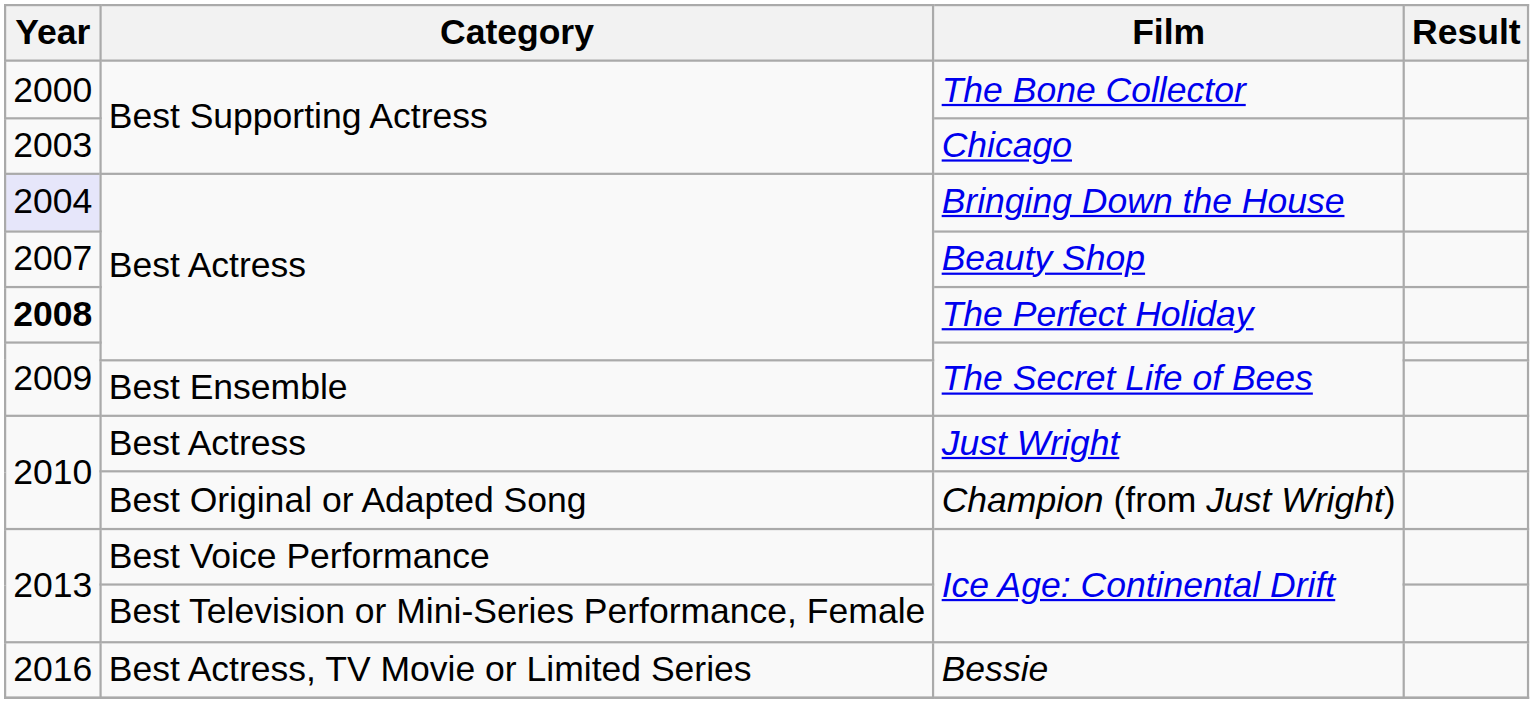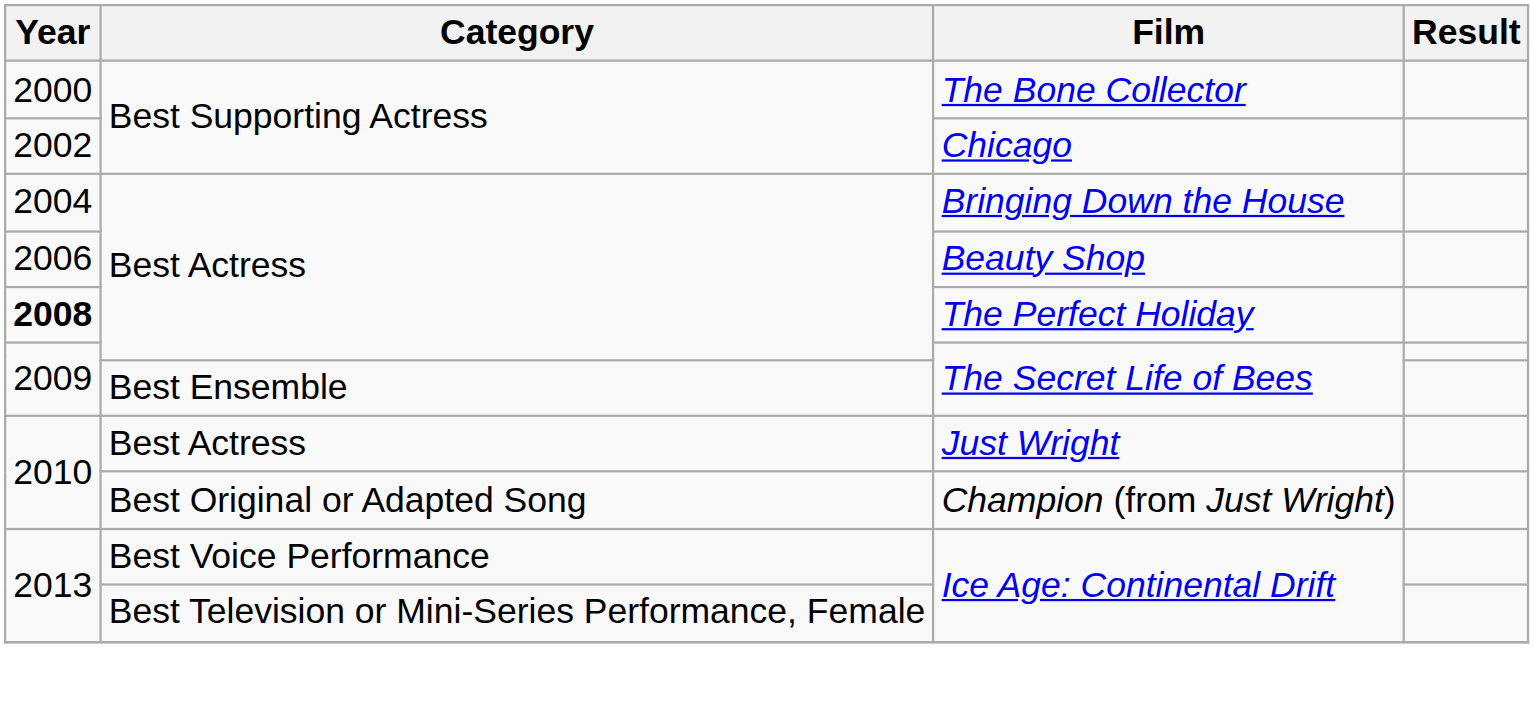(53, 145) 2003 -> (53, 145) 2002
(53, 201) lavender background -> (53, 201) no background
(53, 257) 2007 -> (53, 257) 2006
- row: (430, 668)
